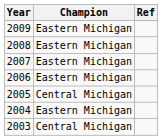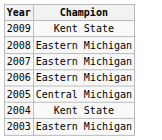- column: (146, 13)
(84, 29) Eastern Michigan -> (84, 29) Kent State
(84, 110) Eastern Michigan -> (84, 110) Kent State
(84, 127) Central Michigan -> (84, 127) Eastern Michigan
